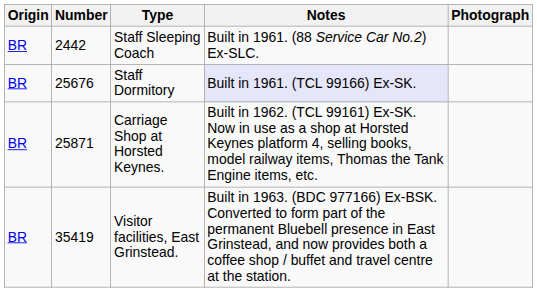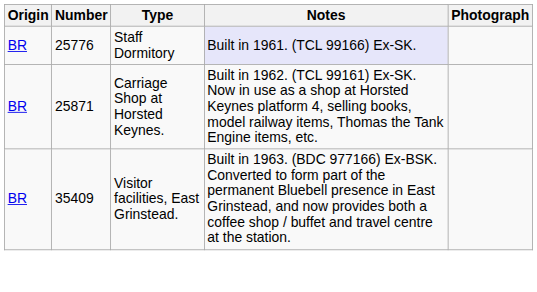- row: (157, 45)
(74, 83) 25676 -> (74, 45) 25776
(74, 236) 35419 -> (74, 199) 35409
